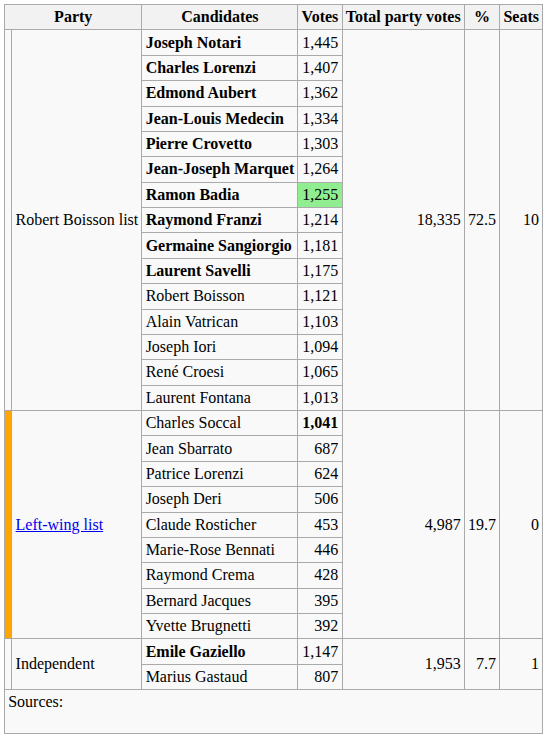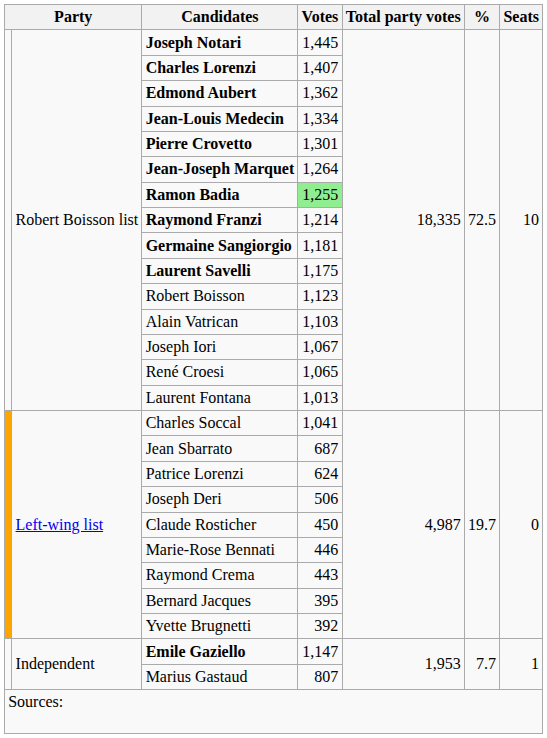(320, 144) 1,303 -> (320, 144) 1,301
(320, 296) 1,121 -> (320, 296) 1,123
(320, 347) 1,094 -> (320, 347) 1,067
(320, 423) bold -> (320, 423) normal
(326, 524) 453 -> (326, 524) 450
(326, 575) 428 -> (326, 575) 443
